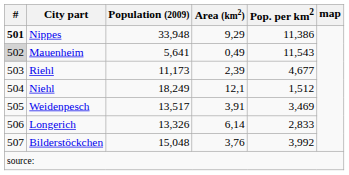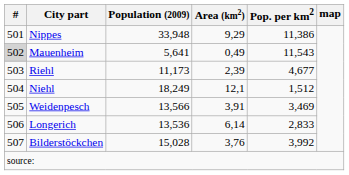(15, 34) bold -> (15, 34) normal
(174, 106) 13,517 -> (174, 106) 13,566
(174, 124) 13,326 -> (174, 124) 13,536
(174, 142) 15,048 -> (174, 142) 15,028
